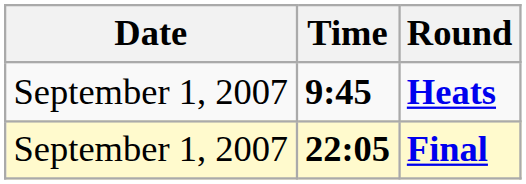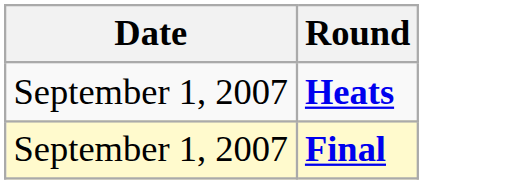- column: (347, 33)
